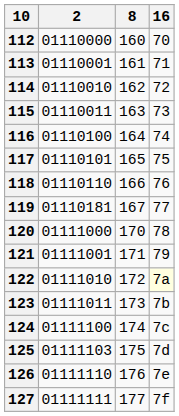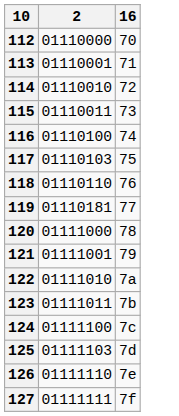- column: (132, 17)
(77, 160) 01110101 -> (77, 160) 01110103
(161, 280) lightyellow background -> (128, 280) no background
